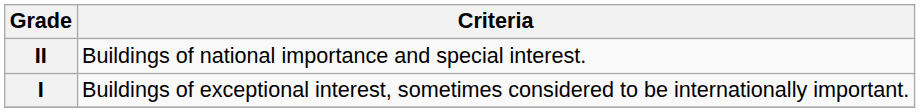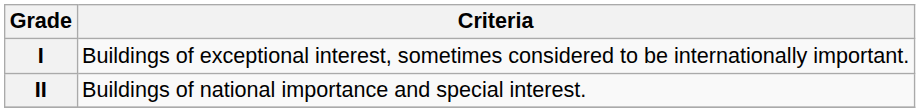rows swapped: (41, 90) <-> (41, 55)
